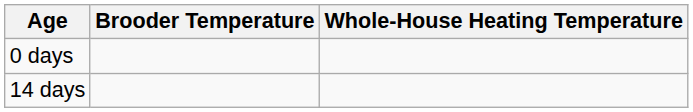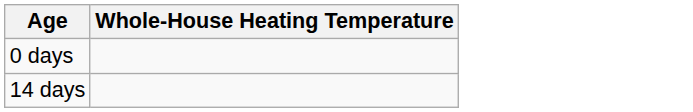- column: (205, 21)
